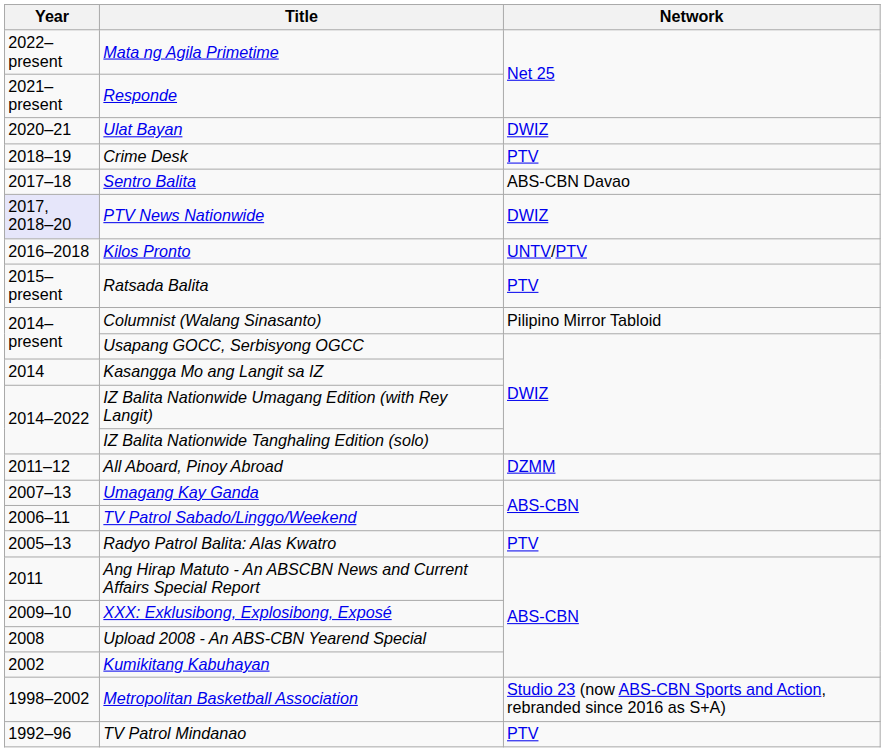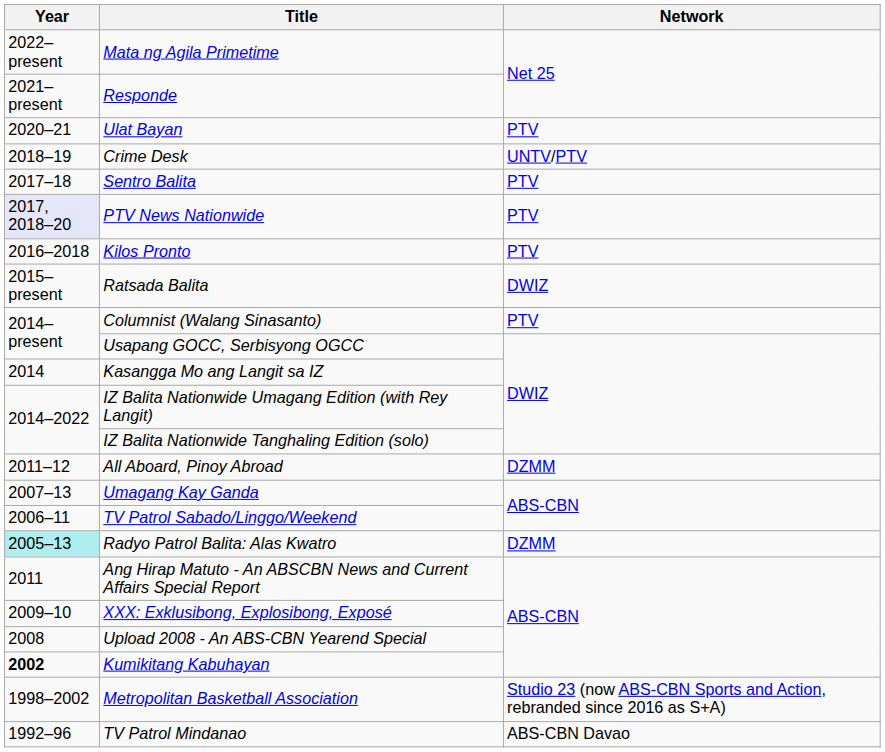(528, 130) DWIZ -> (523, 130) PTV
(523, 156) PTV -> (547, 156) UNTV/PTV
(569, 181) ABS-CBN Davao -> (523, 181) PTV
(528, 216) DWIZ -> (523, 216) PTV
(547, 251) UNTV/PTV -> (523, 251) PTV
(523, 285) PTV -> (528, 285) DWIZ
(584, 320) Pilipino Mirror Tabloid -> (523, 320) PTV
(40, 543) no background -> (40, 543) paleturquoise background
(523, 543) PTV -> (531, 543) DZMM
(26, 664) normal -> (26, 664) bold
(523, 734) PTV -> (569, 734) ABS-CBN Davao
